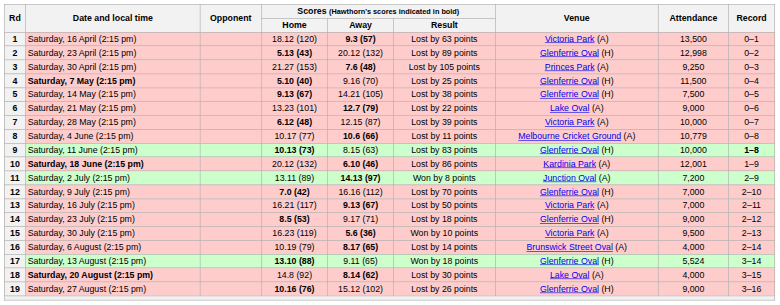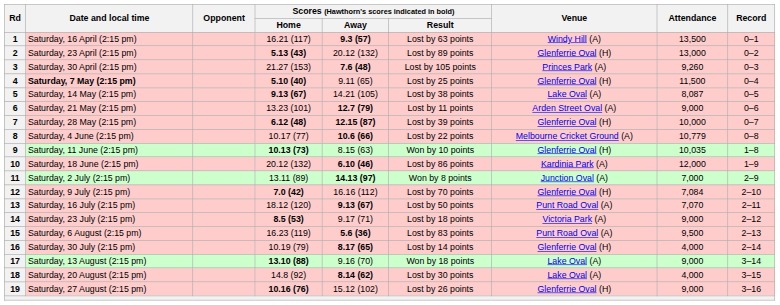(294, 39) 18.12 (120) -> (289, 39) 16.21 (117)
(577, 39) Victoria Park (A) -> (574, 39) Windy Hill (A)
(693, 53) 12,998 -> (692, 53) 13,000
(693, 67) 9,250 -> (692, 67) 9,260
(361, 81) 9.16 (70) -> (355, 81) 9.11 (65)
(577, 95) Glenferrie Oval (H) -> (574, 95) Lake Oval (A)
(693, 95) 7,500 -> (692, 95) 8,087
(444, 109) Lost by 22 points -> (440, 109) Lost by 11 points
(577, 109) Lake Oval (A) -> (574, 109) Arden Street Oval (A)
(361, 123) normal -> (355, 123) bold
(577, 123) Victoria Park (A) -> (574, 123) Glenferrie Oval (H)
(444, 137) Lost by 11 points -> (440, 137) Lost by 22 points
(444, 150) Lost by 83 points -> (440, 150) Won by 10 points
(693, 150) 10,000 -> (692, 150) 10,035
(752, 150) bold -> (751, 150) normal
(86, 164) bold -> (83, 164) normal
(693, 164) 12,001 -> (692, 164) 12,000
(693, 178) 7,200 -> (692, 178) 7,000
(693, 192) 7,000 -> (692, 192) 7,084
(294, 206) 16.21 (117) -> (289, 206) 18.12 (120)
(577, 206) Victoria Park (A) -> (574, 206) Punt Road Oval (A)
(693, 206) 7,000 -> (692, 206) 7,070
(577, 220) Glenferrie Oval (H) -> (574, 220) Victoria Park (A)
(81, 234) Saturday, 30 July (2:15 pm) -> (85, 234) Saturday, 6 August (2:15 pm)
(444, 234) Won by 10 points -> (440, 234) Lost by 83 points
(577, 234) Victoria Park (A) -> (574, 234) Punt Road Oval (A)
(84, 248) Saturday, 6 August (2:15 pm) -> (82, 248) Saturday, 30 July (2:15 pm)
(577, 248) Brunswick Street Oval (A) -> (574, 248) Glenferrie Oval (H)
(361, 261) 9.11 (65) -> (355, 261) 9.16 (70)
(577, 261) Glenferrie Oval (H) -> (574, 261) Lake Oval (A)
(693, 261) 5,524 -> (692, 261) 9,000
(90, 275) bold -> (87, 275) normal
